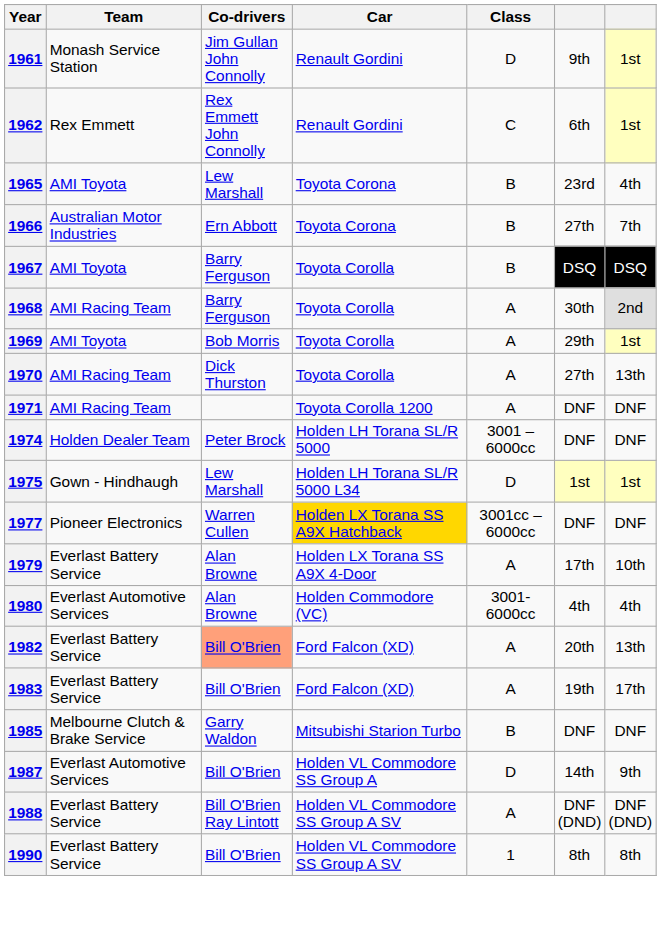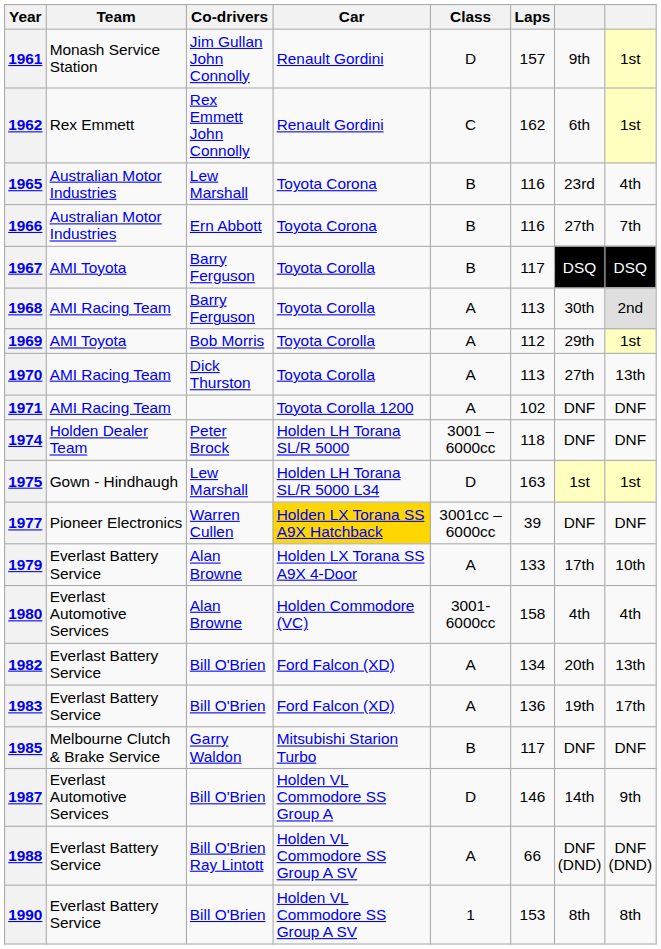+ column: (532, 17)
(88, 184) AMI Toyota -> (106, 184) Australian Motor Industries
(243, 648) lightsalmon background -> (228, 665) no background
